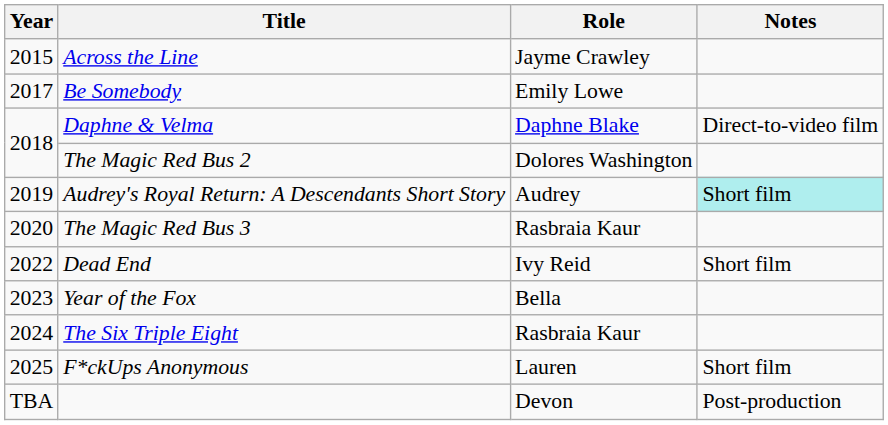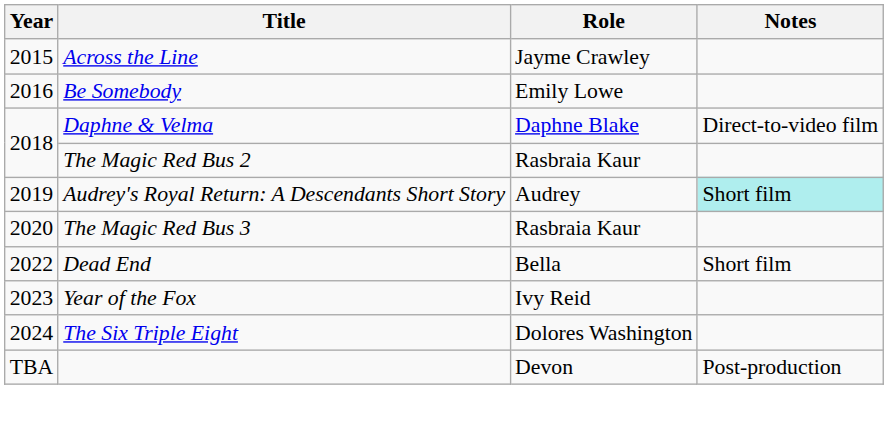(31, 90) 2017 -> (31, 90) 2016
(604, 159) Dolores Washington -> (578, 159) Rasbraia Kaur
(553, 263) Ivy Reid -> (538, 263) Bella
(538, 297) Bella -> (553, 297) Ivy Reid
(578, 332) Rasbraia Kaur -> (604, 332) Dolores Washington
- row: (156, 366)
